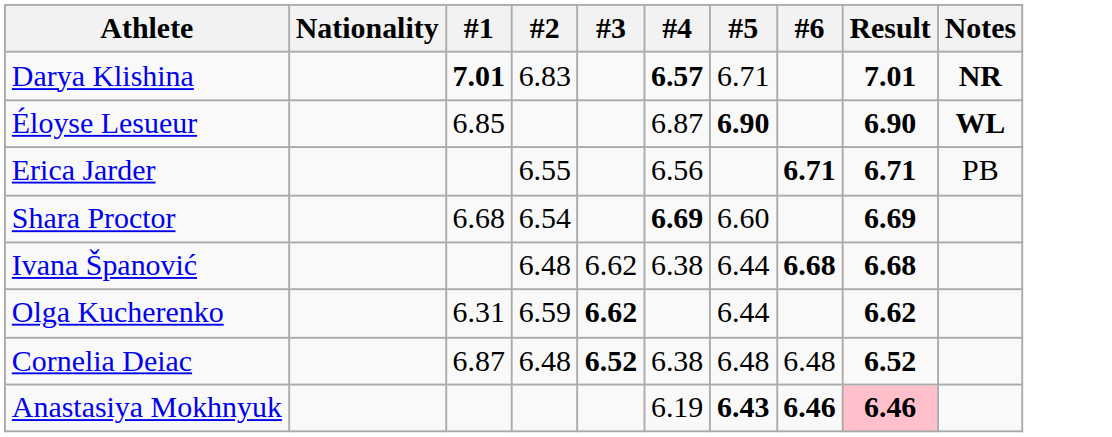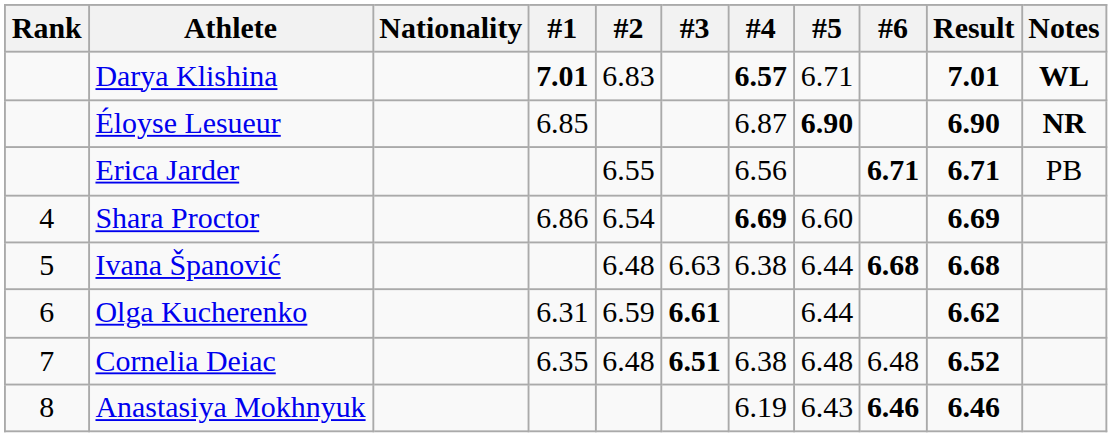+ column: (47, 28)
(980, 75) NR -> (1064, 75) WL
(980, 123) WL -> (1064, 123) NR
(479, 218) 6.68 -> (562, 218) 6.86
(611, 265) 6.62 -> (695, 265) 6.63
(611, 312) 6.62 -> (695, 312) 6.61
(479, 360) 6.87 -> (562, 360) 6.35
(611, 360) 6.52 -> (695, 360) 6.51
(743, 407) bold -> (827, 407) normal
(890, 407) pink background -> (974, 407) no background
